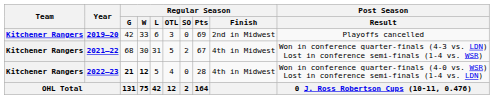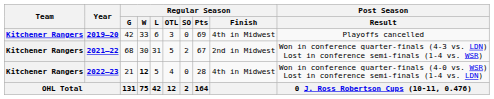(244, 35) 2nd in Midwest -> (244, 35) 4th in Midwest
(244, 51) 4th in Midwest -> (244, 51) 2nd in Midwest
(129, 72) bold -> (129, 72) normal
